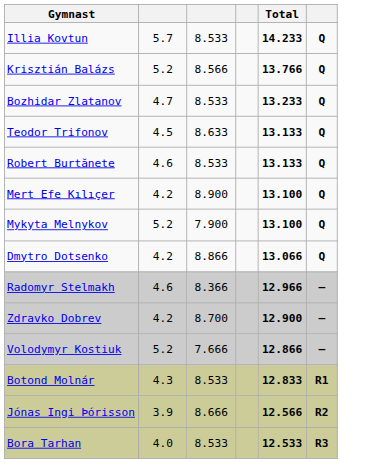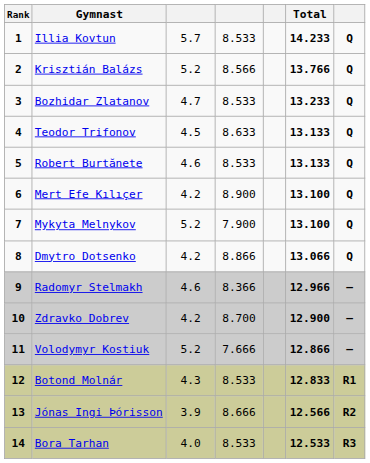+ column: (18, 14)
